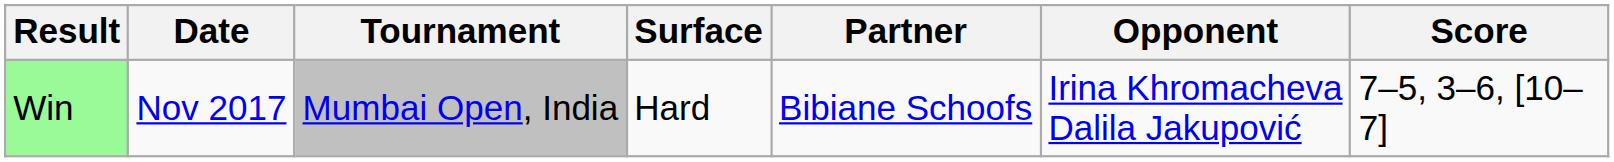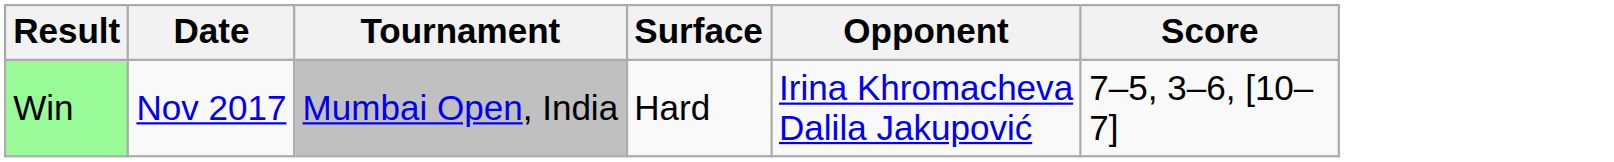- column: (906, 32)
